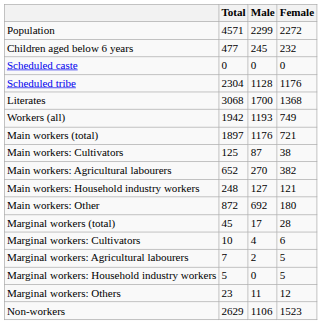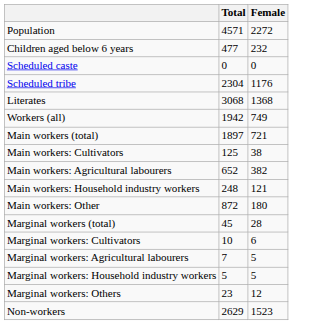- column: (263, 13)
